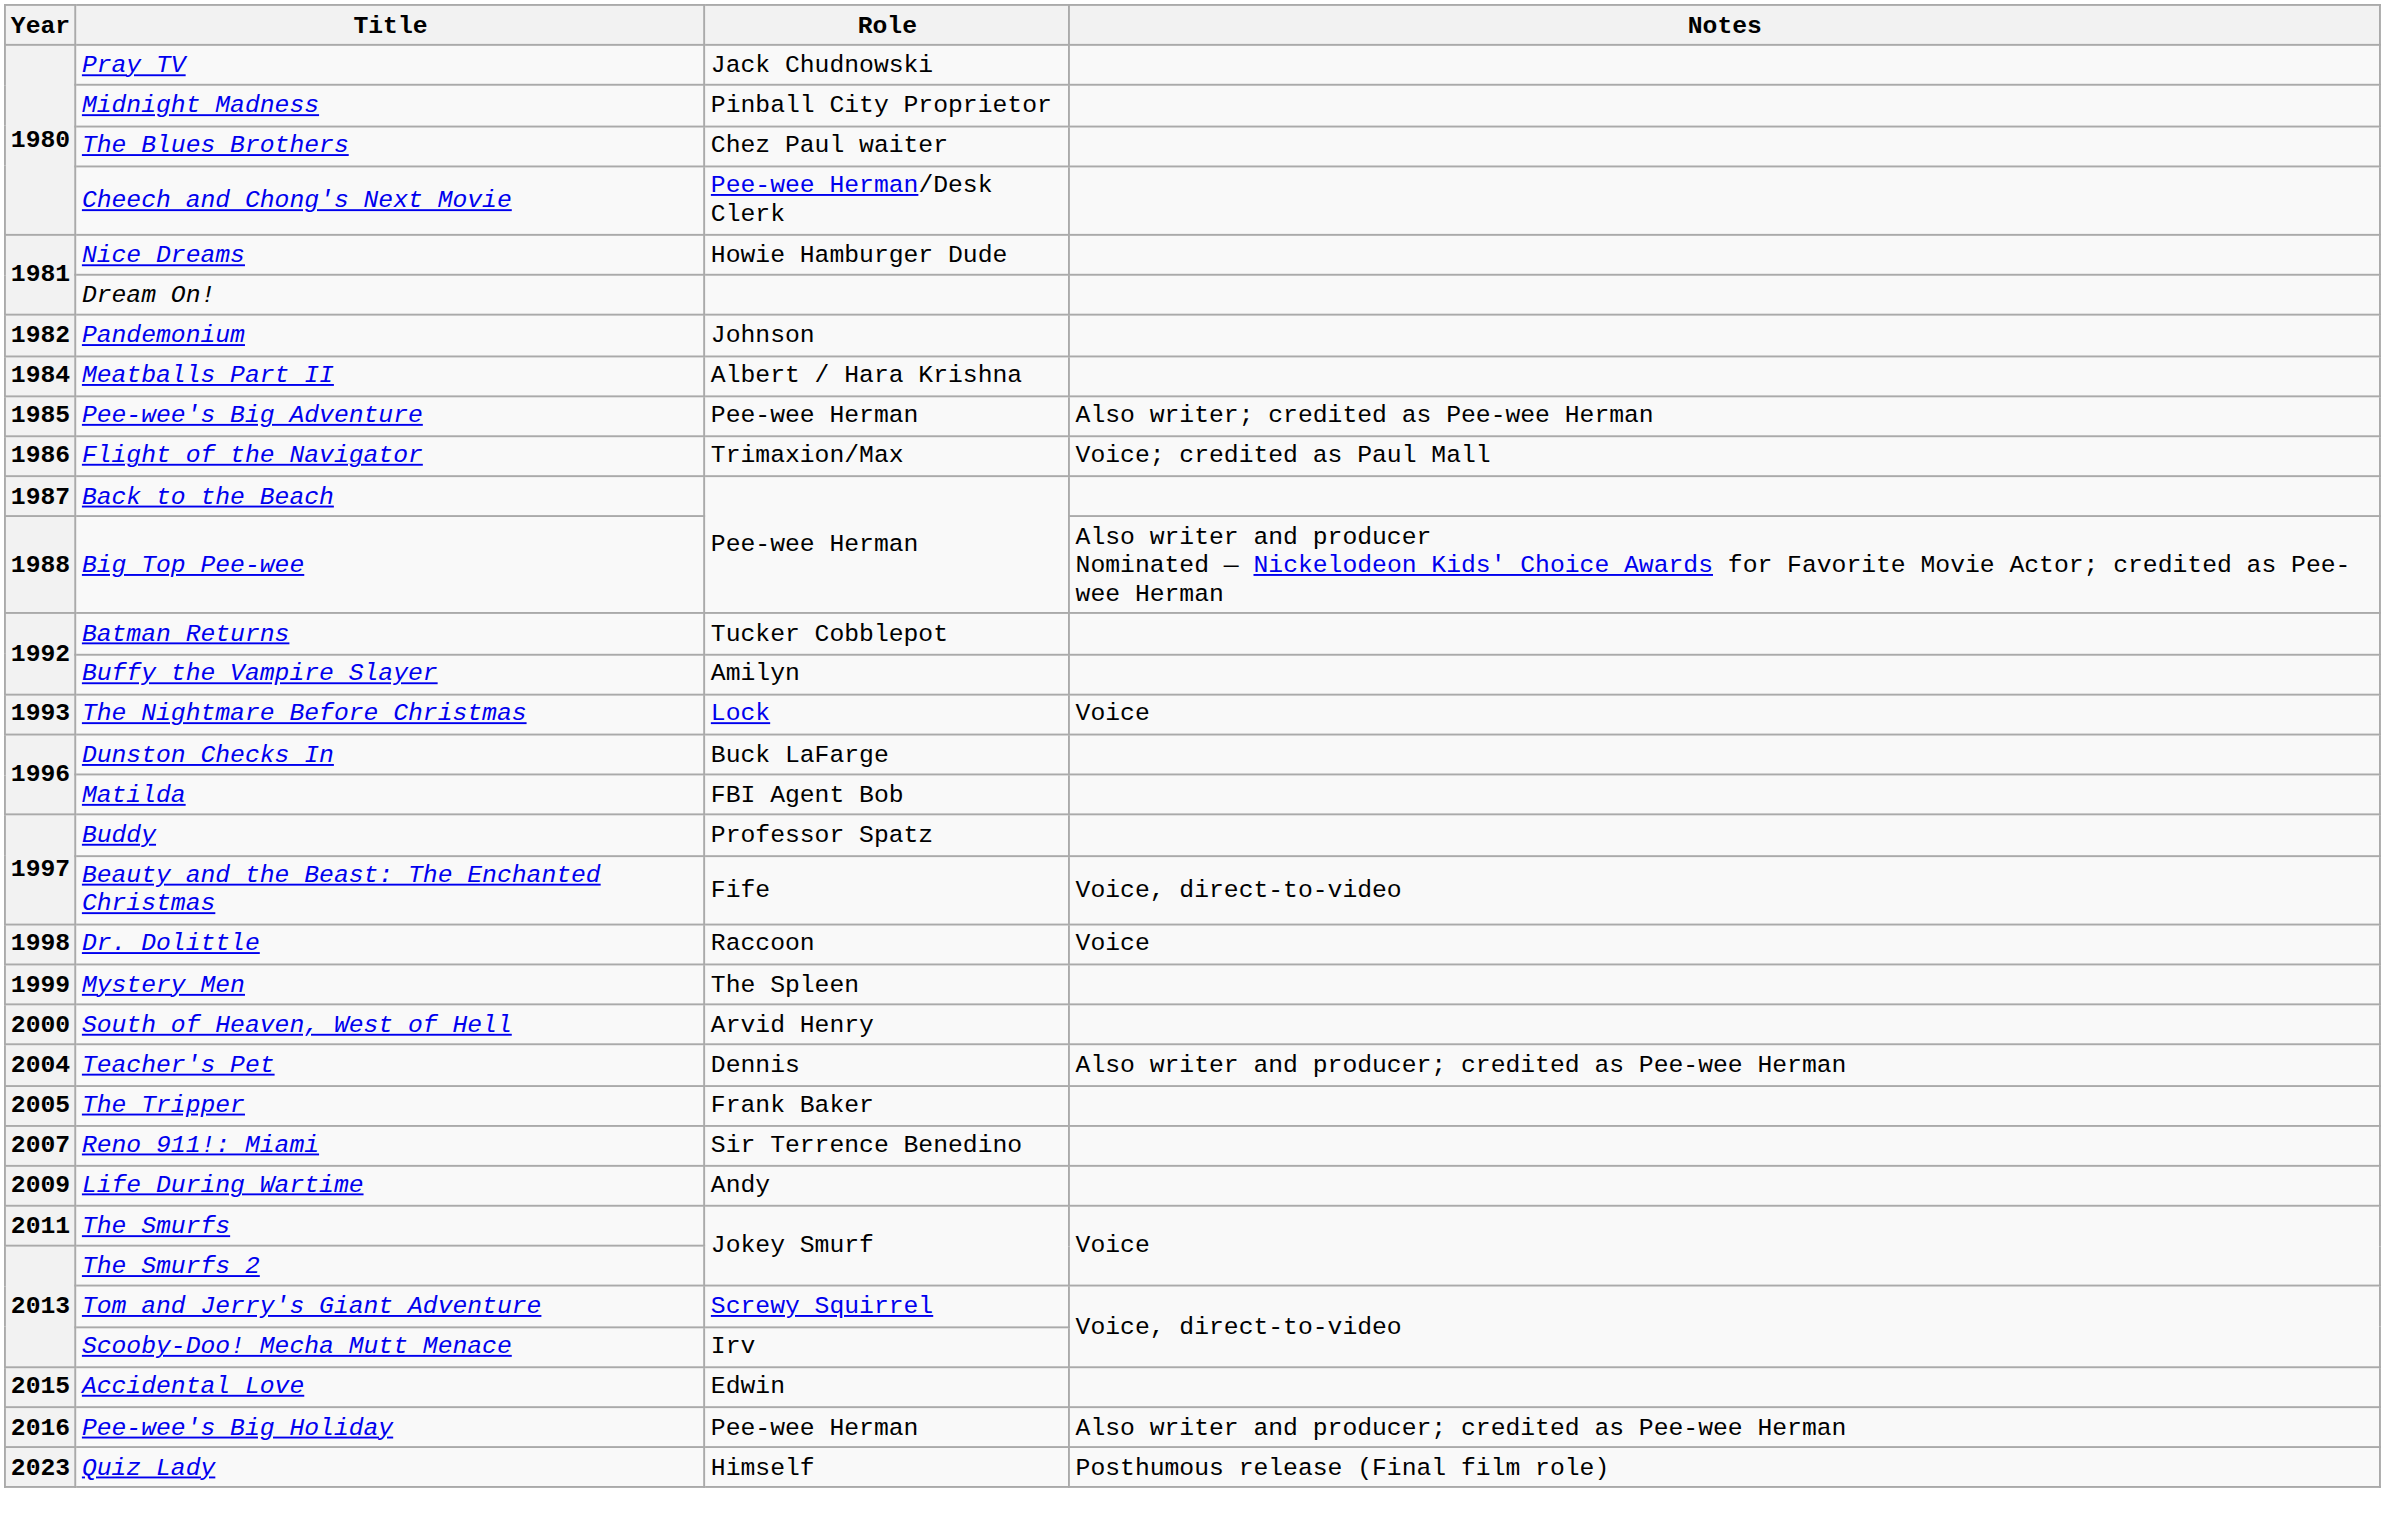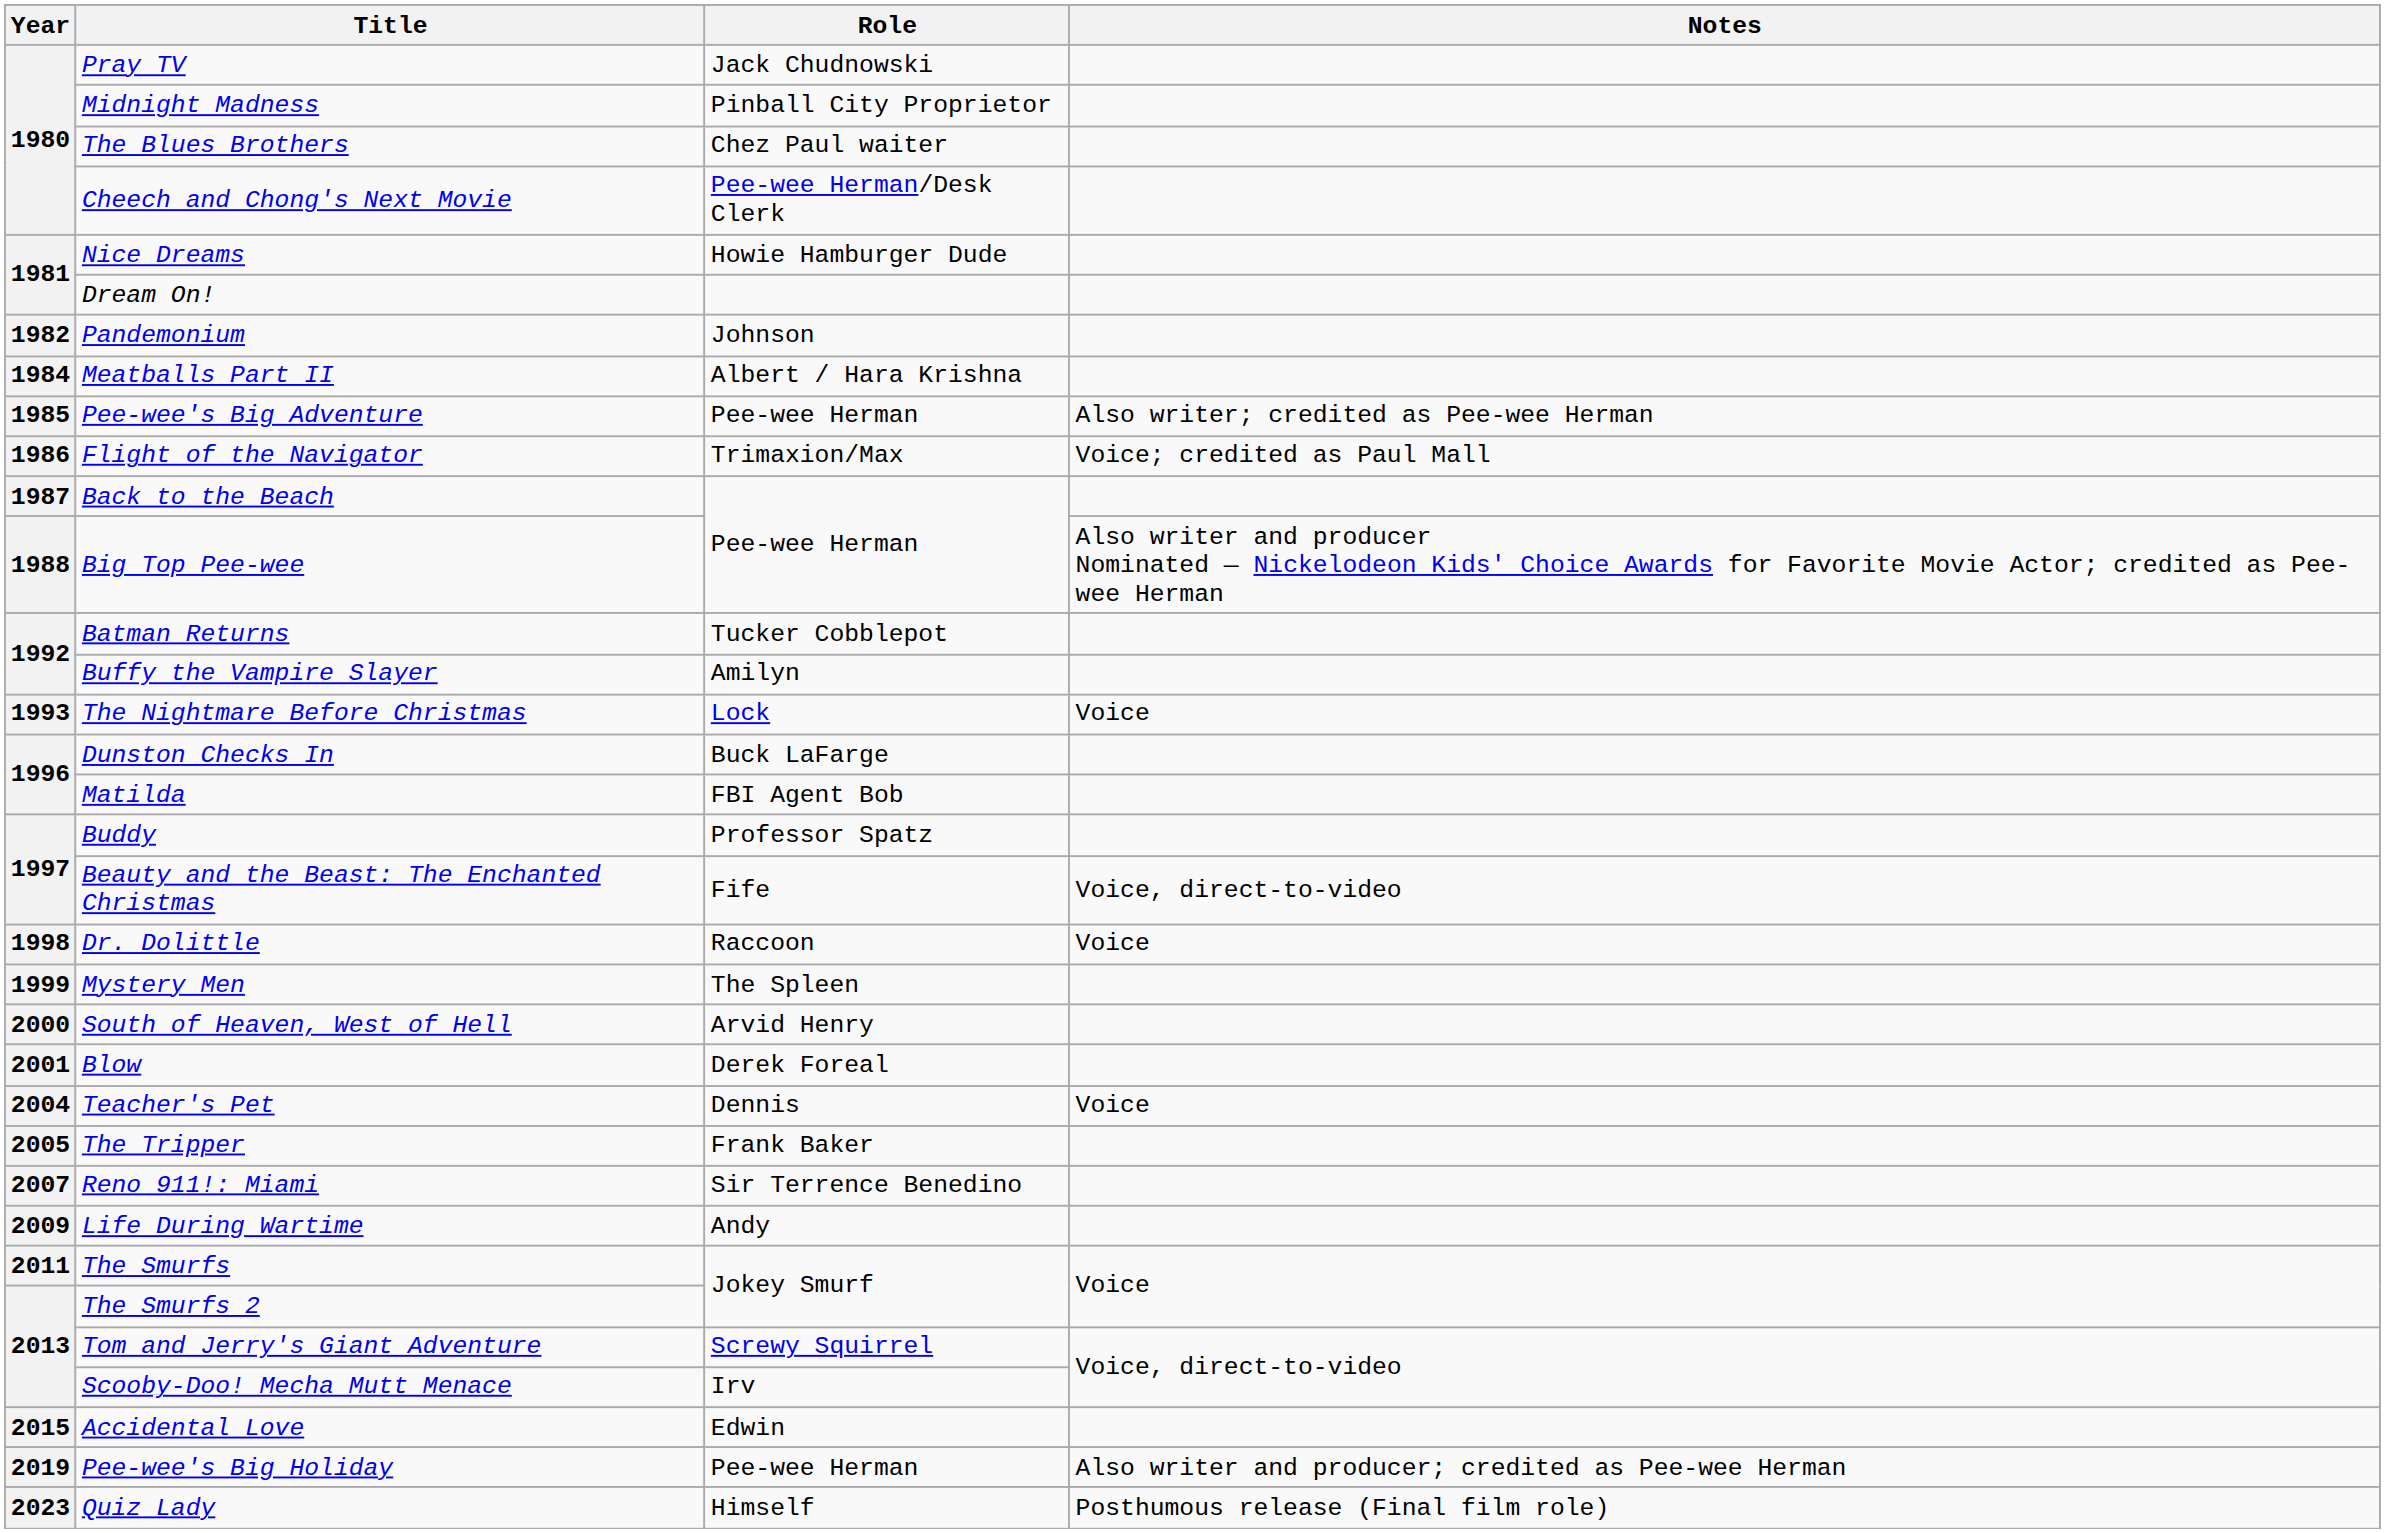+ row: (112, 1065)
(1461, 1065) Also writer and producer; credited as Pee-wee Herman -> (1113, 1105) Voice
(40, 1427) 2016 -> (40, 1468) 2019
